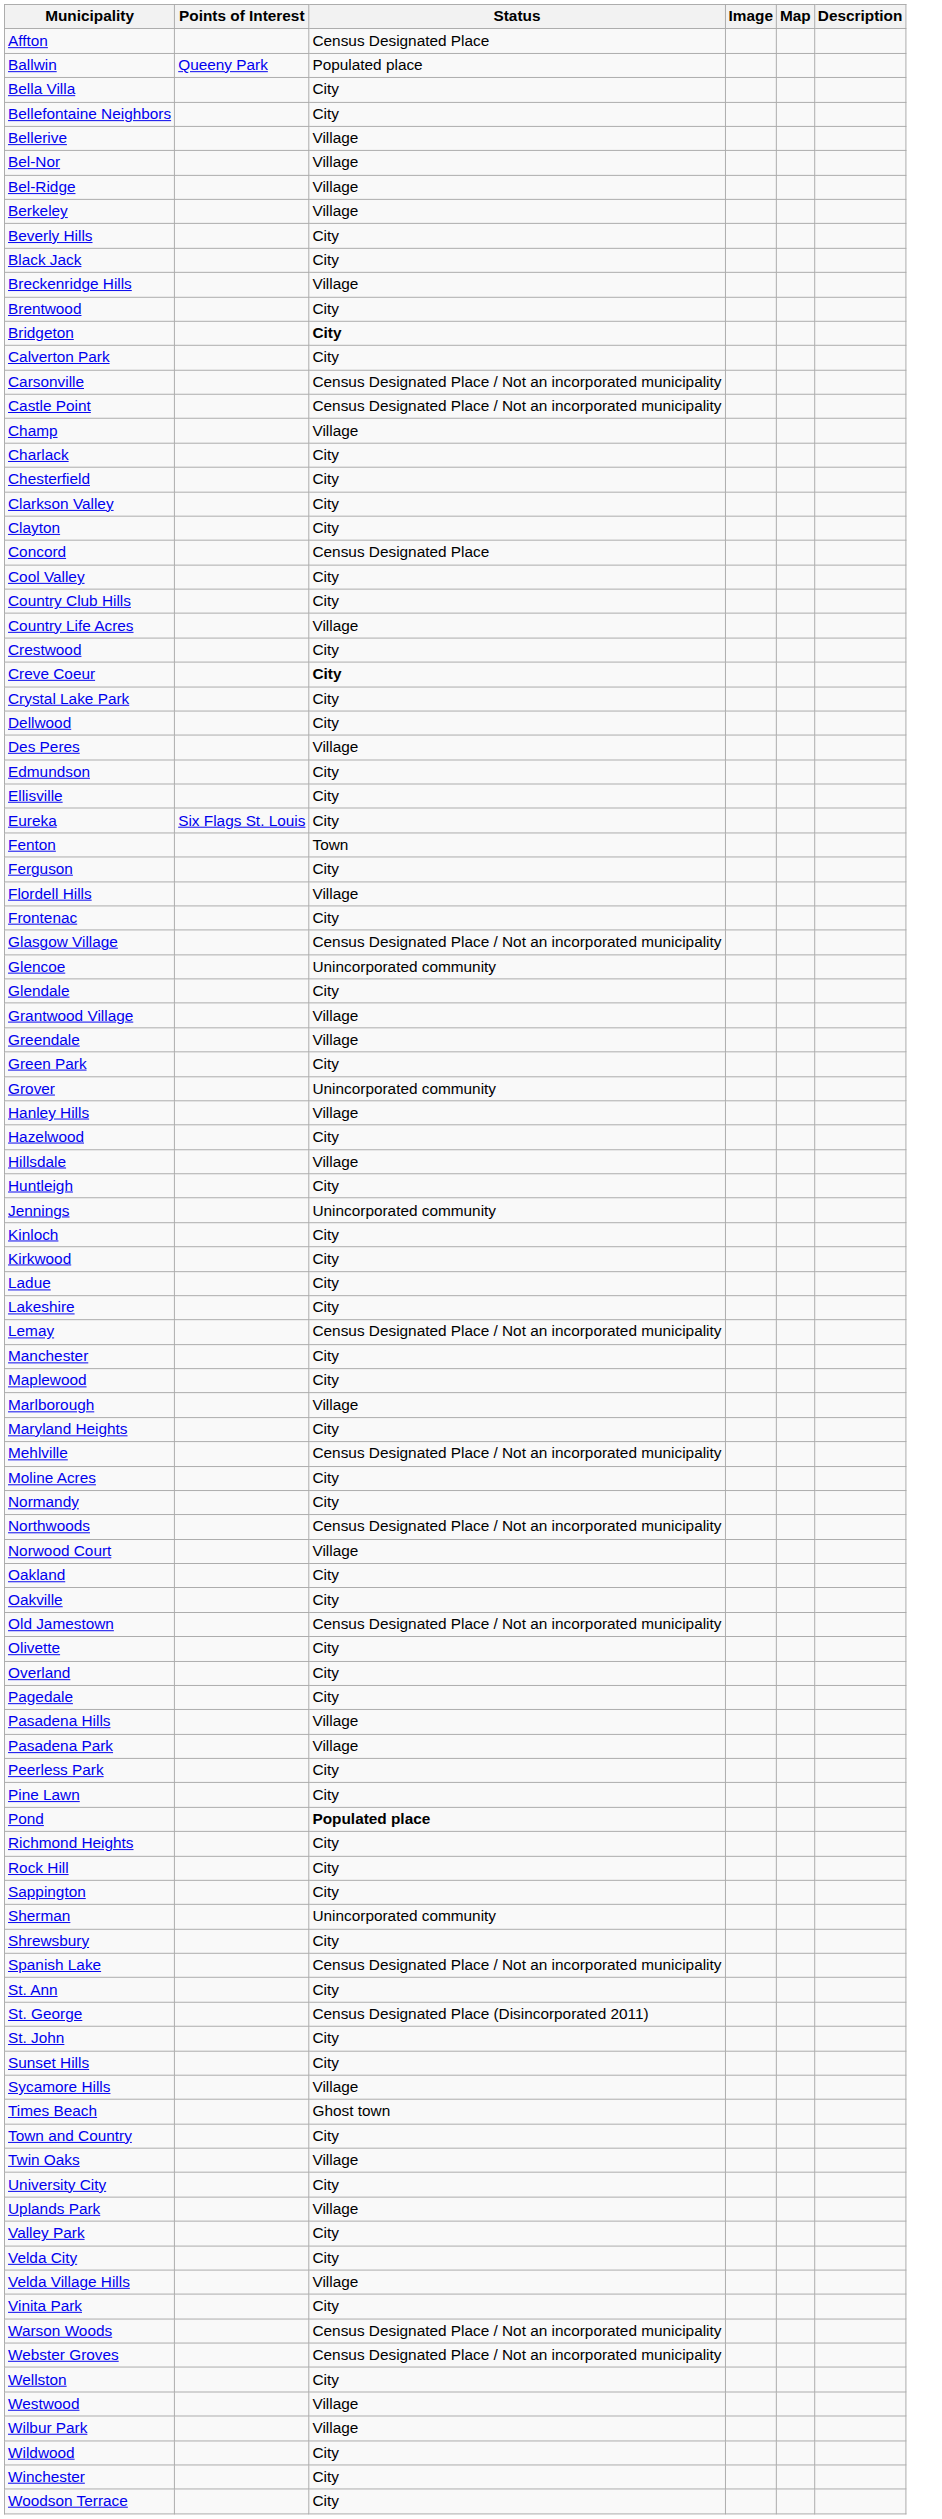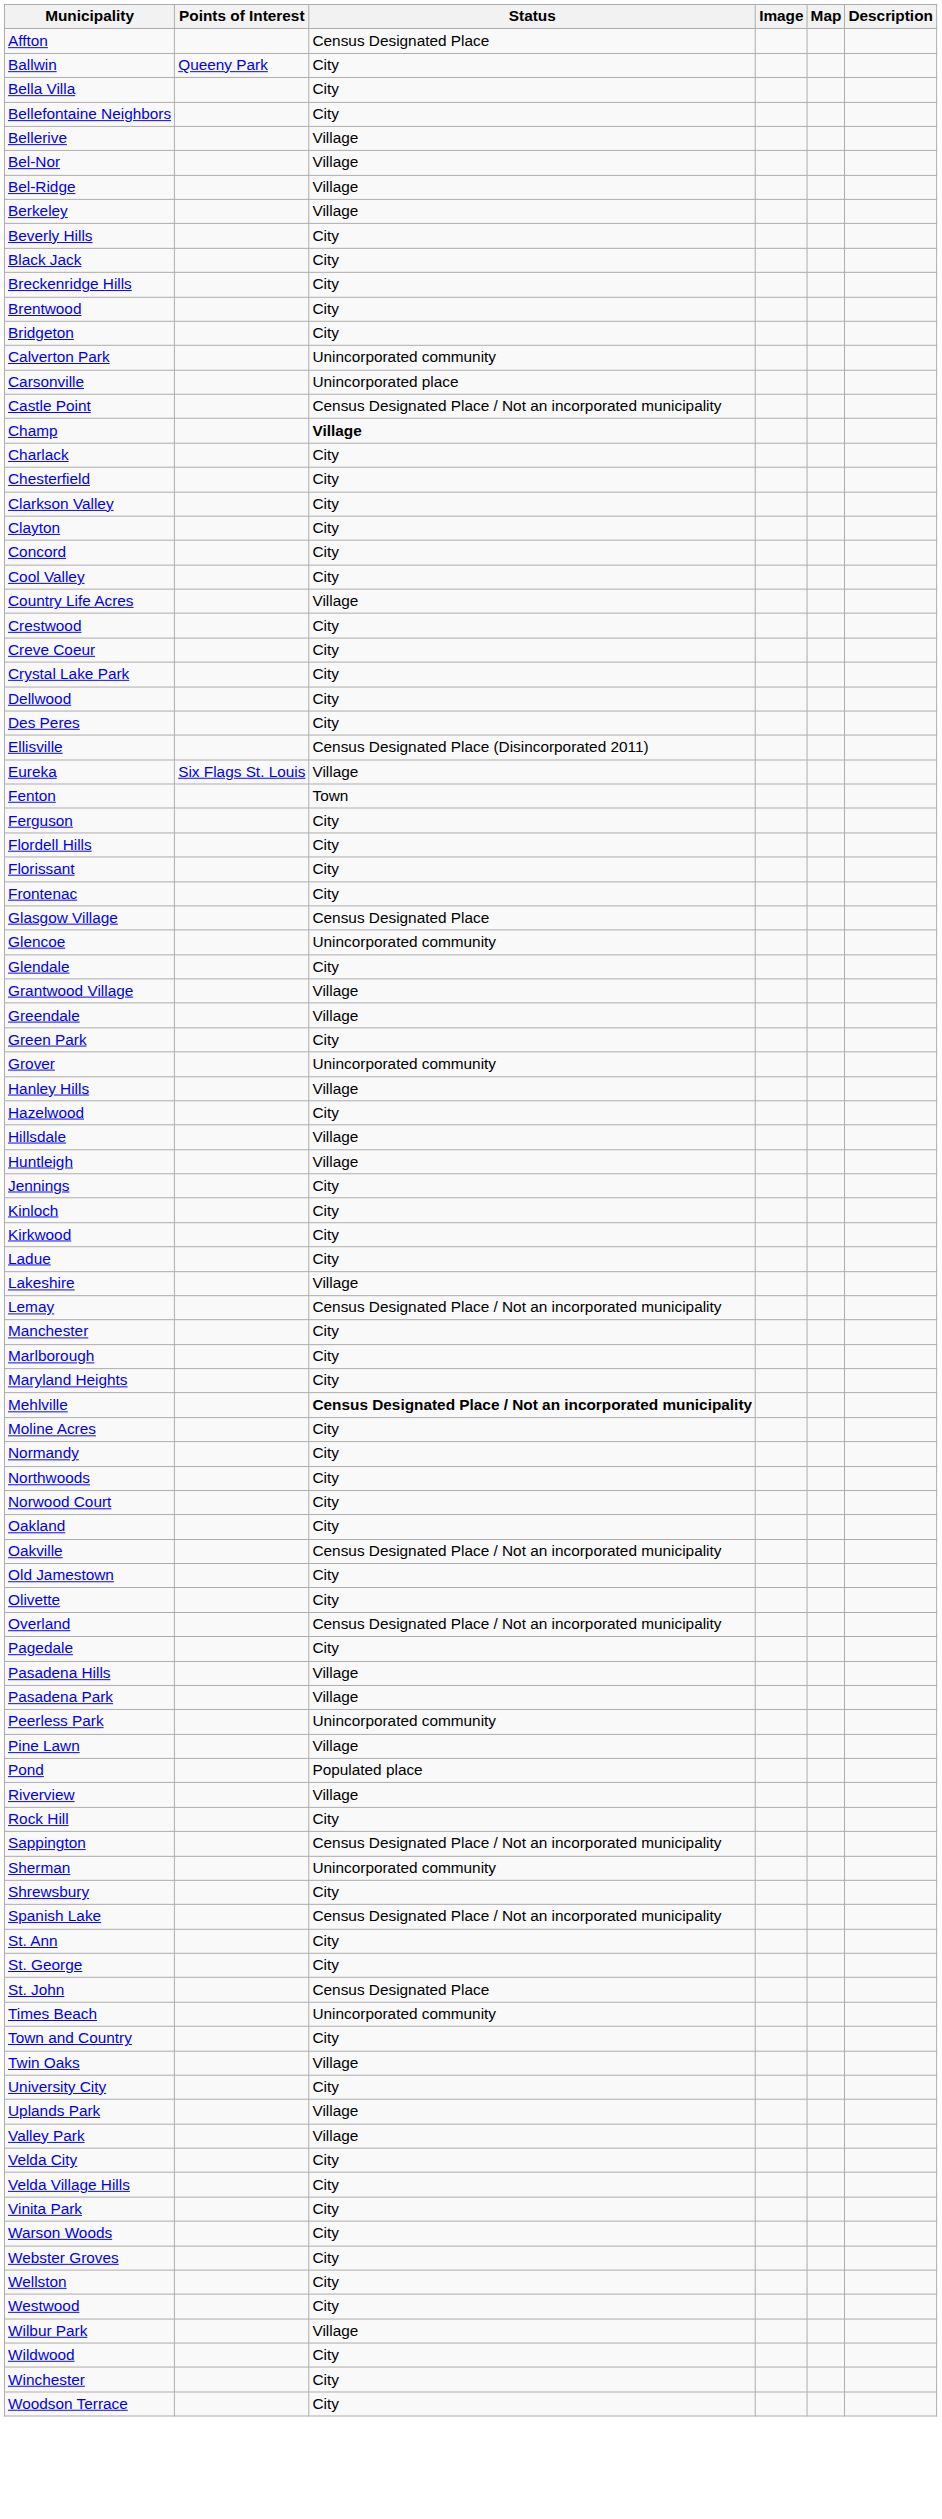(368, 65) Populated place -> (326, 65) City
(335, 284) Village -> (326, 284) City
(327, 333) bold -> (326, 333) normal
(326, 357) City -> (404, 357) Unincorporated community
(517, 382) Census Designated Place / Not an incorporated municipality -> (385, 382) Unincorporated place
(335, 430) normal -> (337, 430) bold
(401, 552) Census Designated Place -> (326, 552) City
- row: (69, 601)
(327, 674) bold -> (326, 650) normal
(335, 747) Village -> (326, 723) City
- row: (49, 771)
(326, 796) City -> (481, 747) Census Designated Place (Disincorporated 2011)
(326, 820) City -> (335, 771) Village
(335, 893) Village -> (326, 844) City
+ row: (41, 869)
(517, 942) Census Designated Place / Not an incorporated municipality -> (401, 917) Census Designated Place
(326, 1185) City -> (335, 1161) Village
(404, 1210) Unincorporated community -> (326, 1185) City
(326, 1307) City -> (335, 1283) Village
- row: (47, 1380)
(335, 1405) Village -> (326, 1356) City
(517, 1453) normal -> (532, 1405) bold
(517, 1526) Census Designated Place / Not an incorporated municipality -> (326, 1478) City
(335, 1551) Village -> (326, 1502) City
(326, 1600) City -> (517, 1551) Census Designated Place / Not an incorporated municipality
(517, 1624) Census Designated Place / Not an incorporated municipality -> (326, 1575) City
(326, 1673) City -> (517, 1624) Census Designated Place / Not an incorporated municipality
(326, 1770) City -> (404, 1721) Unincorporated community
(326, 1794) City -> (335, 1746) Village
(371, 1819) bold -> (368, 1770) normal
- row: (71, 1843)
+ row: (41, 1794)
(326, 1892) City -> (517, 1843) Census Designated Place / Not an incorporated municipality
(481, 2014) Census Designated Place (Disincorporated 2011) -> (326, 1965) City
(326, 2038) City -> (401, 1989) Census Designated Place
- row: (49, 2062)
- row: (59, 2087)
(351, 2111) Ghost town -> (404, 2014) Unincorporated community
(326, 2233) City -> (335, 2135) Village
(335, 2282) Village -> (326, 2184) City
(517, 2330) Census Designated Place / Not an incorporated municipality -> (326, 2233) City
(517, 2355) Census Designated Place / Not an incorporated municipality -> (326, 2257) City
(335, 2403) Village -> (326, 2306) City
